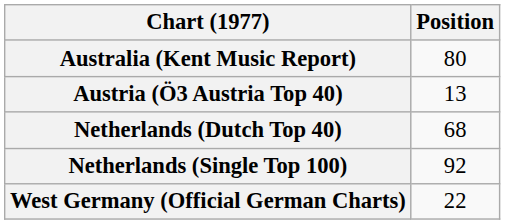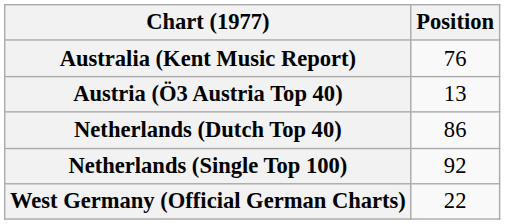(455, 58) 80 -> (455, 58) 76
(455, 129) 68 -> (455, 129) 86
